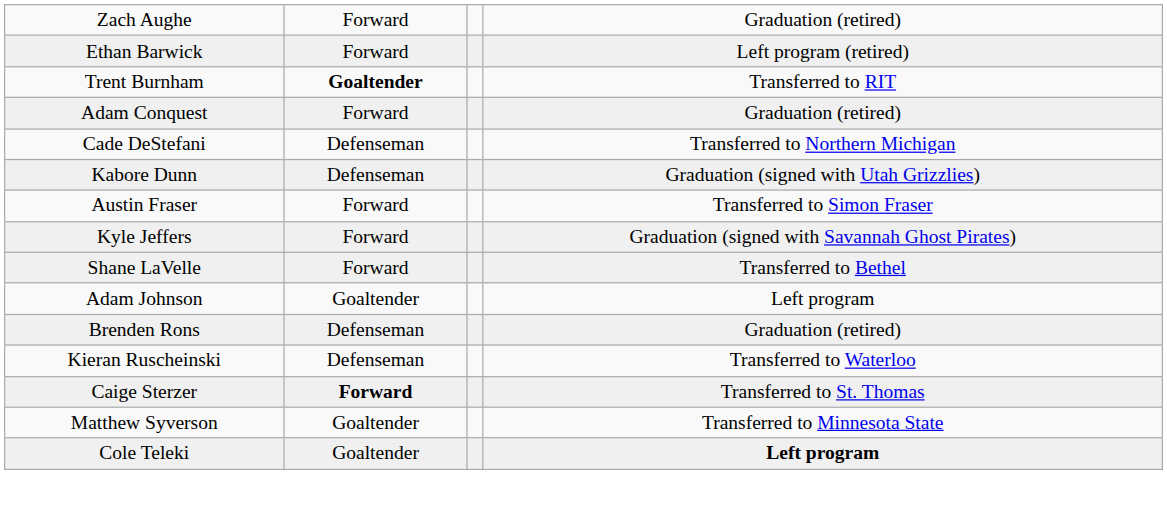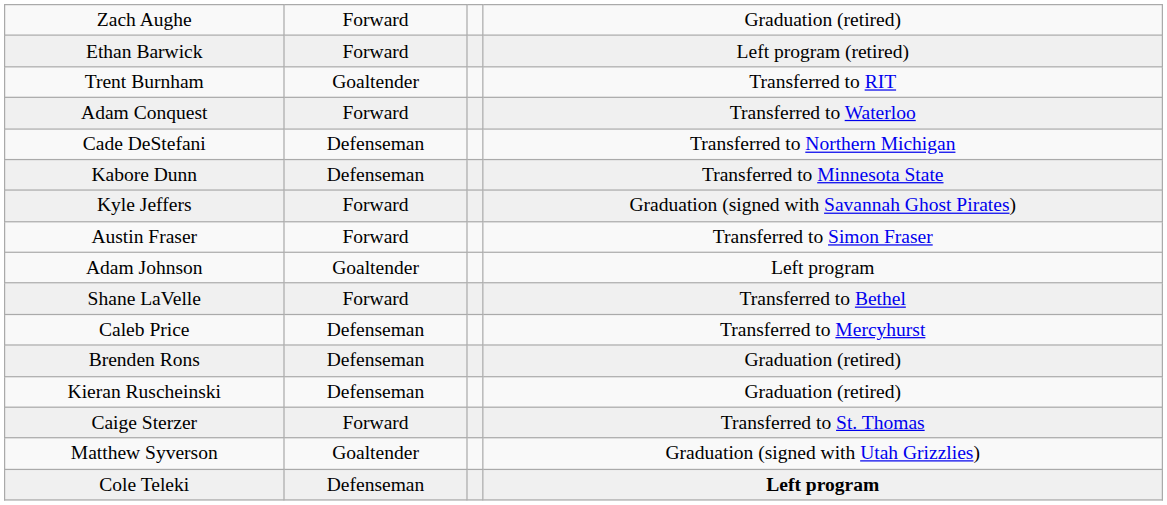(376, 81) bold -> (376, 81) normal
(823, 112) Graduation (retired) -> (823, 112) Transferred to Waterloo
(823, 174) Graduation (signed with Utah Grizzlies) -> (823, 174) Transferred to Minnesota State
rows swapped: (144, 205) <-> (144, 236)
rows swapped: (144, 298) <-> (144, 267)
+ row: (144, 329)
(823, 360) Transferred to Waterloo -> (823, 391) Graduation (retired)
(376, 391) bold -> (376, 422) normal
(823, 422) Transferred to Minnesota State -> (823, 453) Graduation (signed with Utah Grizzlies)
(376, 453) Goaltender -> (376, 484) Defenseman
